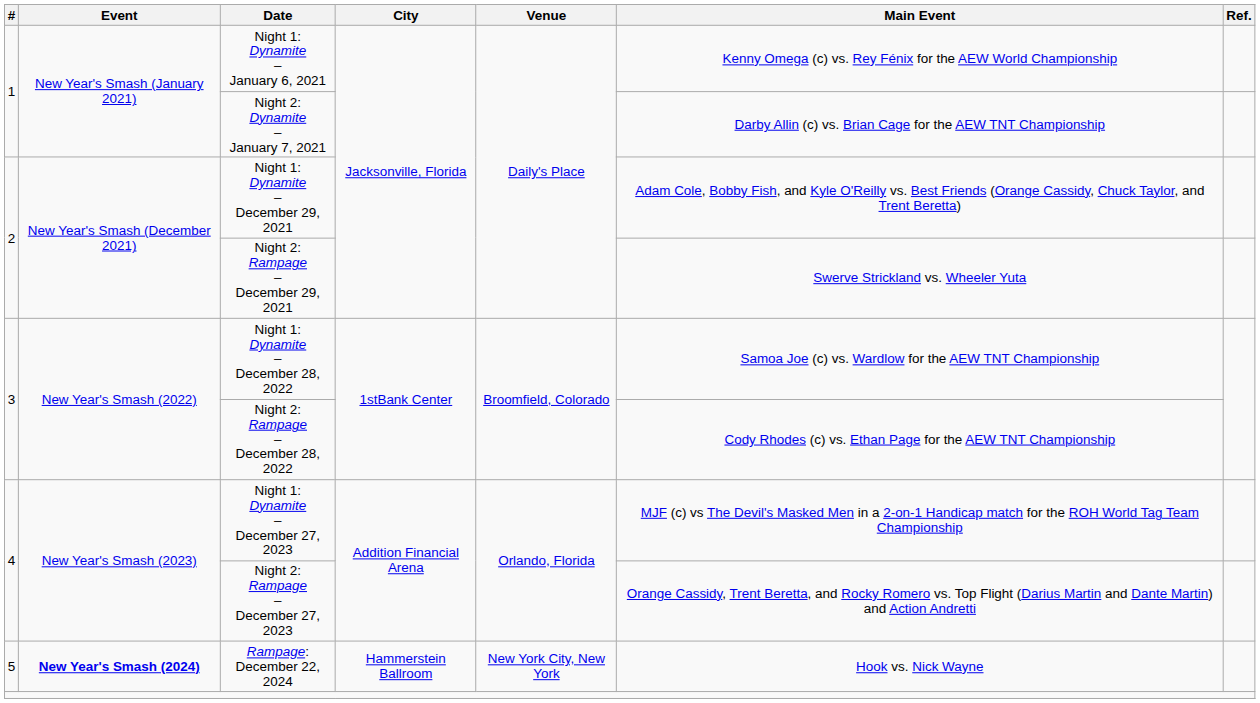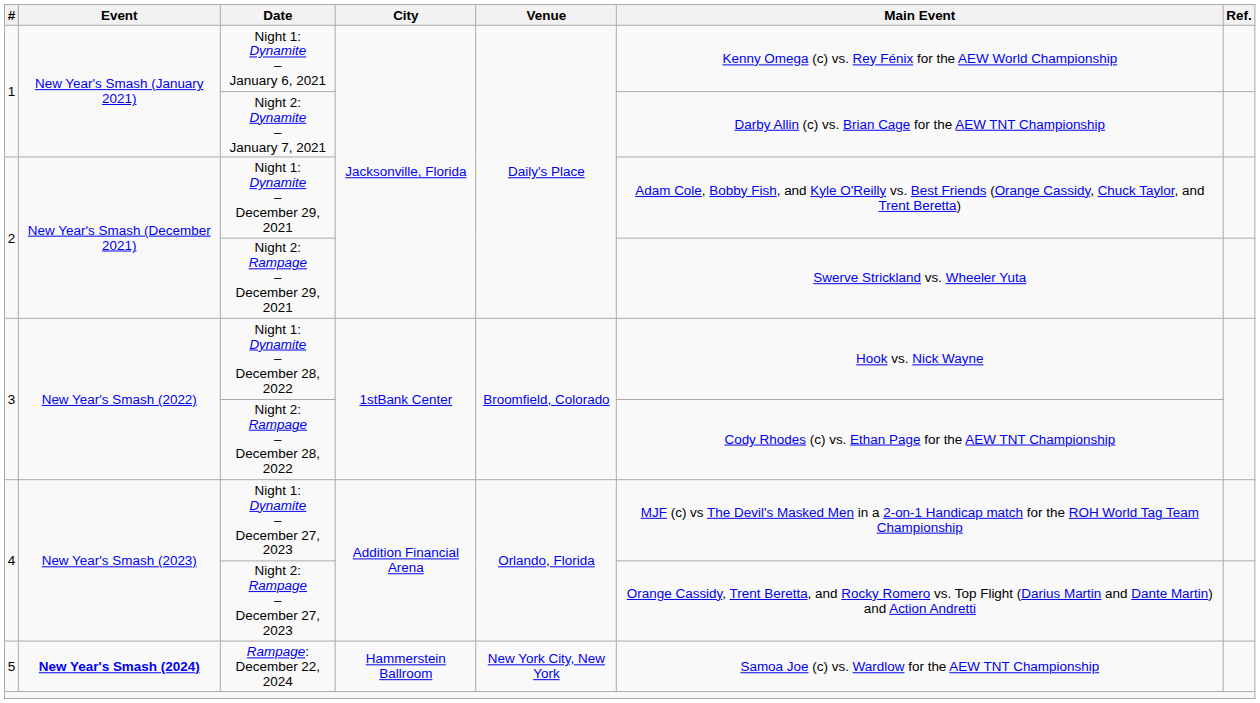(920, 358) Samoa Joe (c) vs. Wardlow for the AEW TNT Championship -> (920, 358) Hook vs. Nick Wayne
(920, 666) Hook vs. Nick Wayne -> (920, 666) Samoa Joe (c) vs. Wardlow for the AEW TNT Championship
